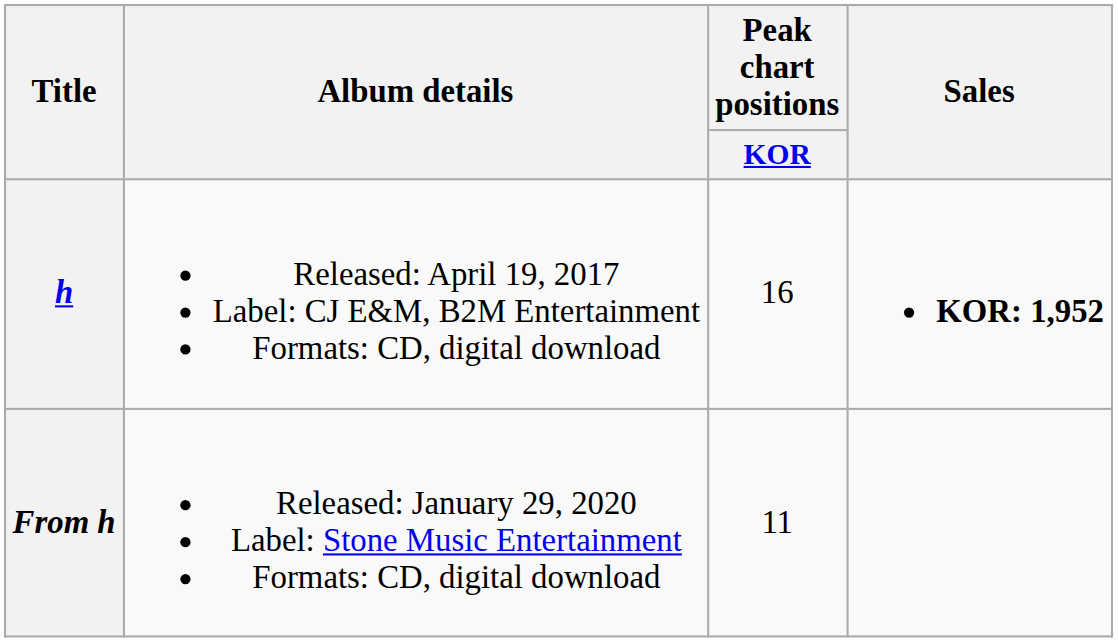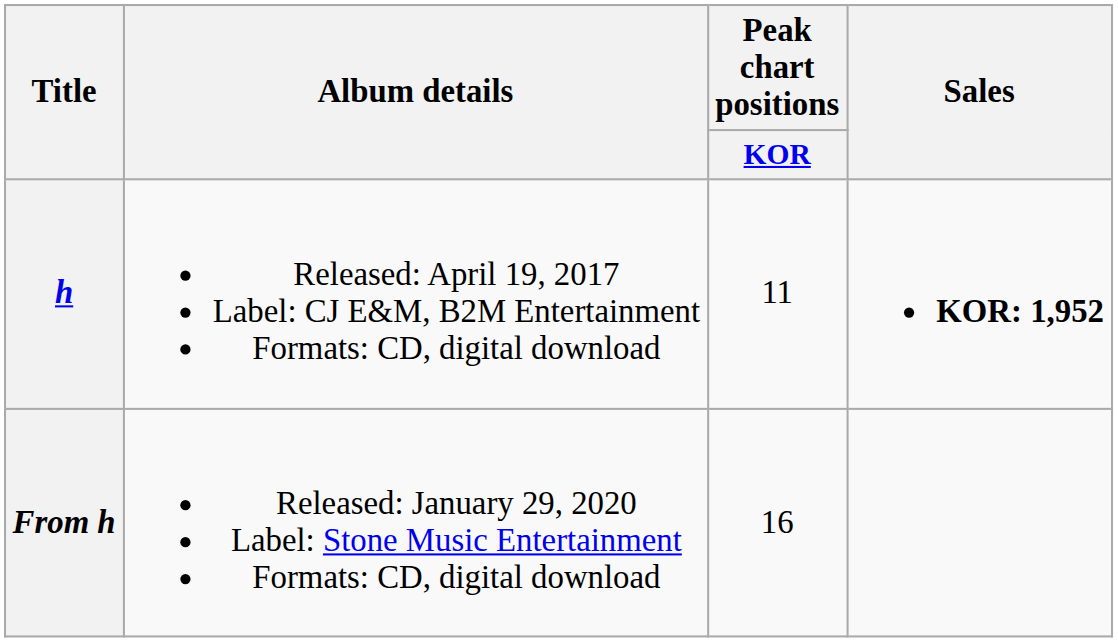(777, 293) 16 -> (777, 293) 11
(777, 521) 11 -> (777, 521) 16
